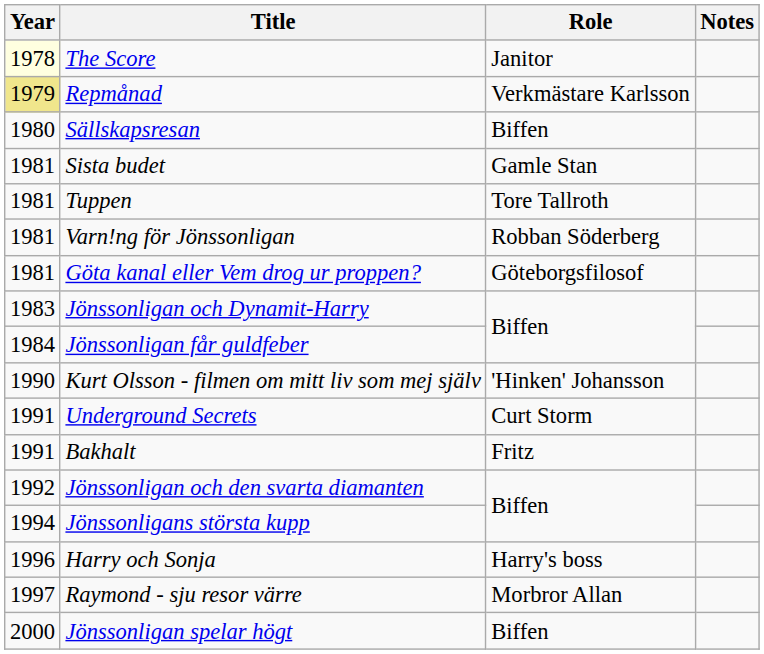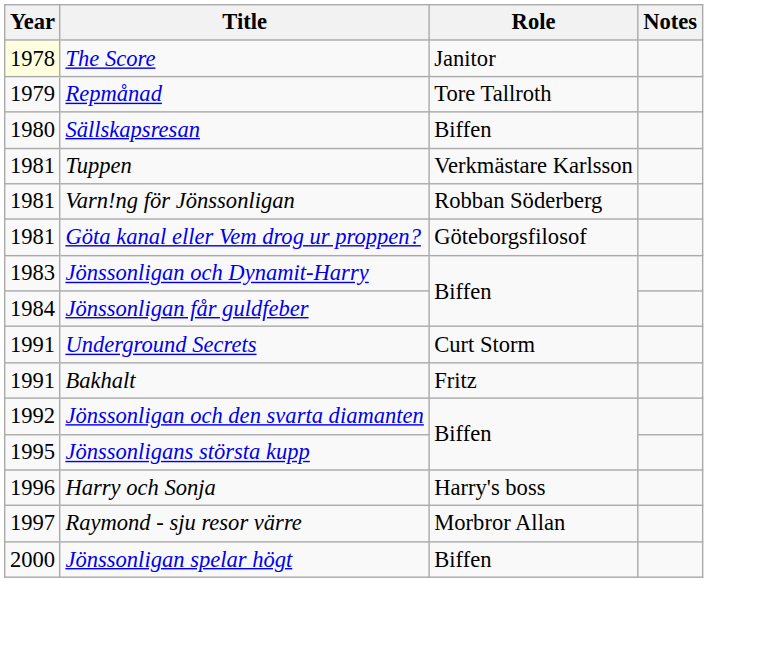(32, 93) khaki background -> (32, 93) no background
(591, 93) Verkmästare Karlsson -> (493, 93) Tore Tallroth
- row: (115, 165)
(550, 201) Tore Tallroth -> (534, 165) Verkmästare Karlsson
- row: (273, 380)
(32, 523) 1994 -> (32, 451) 1995
